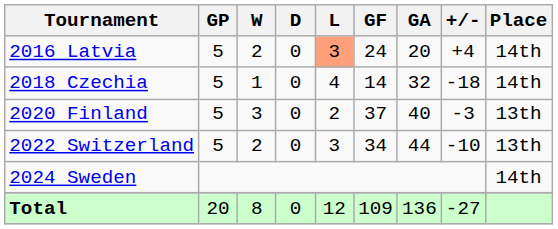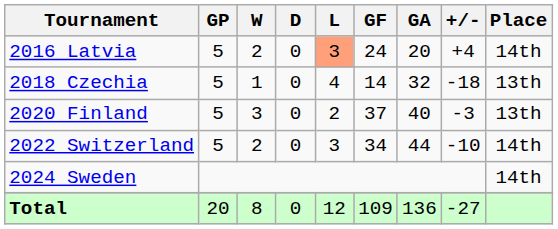(519, 83) 14th -> (519, 83) 13th
(519, 146) 13th -> (519, 146) 14th
